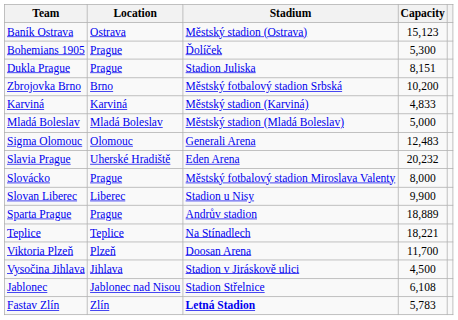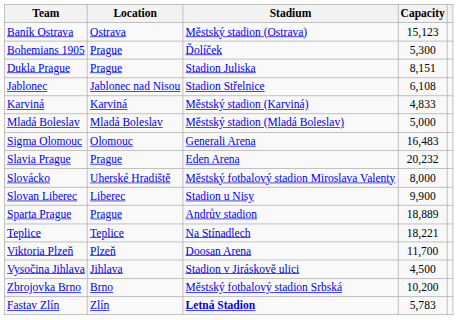rows swapped: (27, 287) <-> (44, 86)
(423, 141) 12,483 -> (423, 141) 16,483
(130, 159) Uherské Hradiště -> (106, 159) Prague
(106, 178) Prague -> (130, 178) Uherské Hradiště
